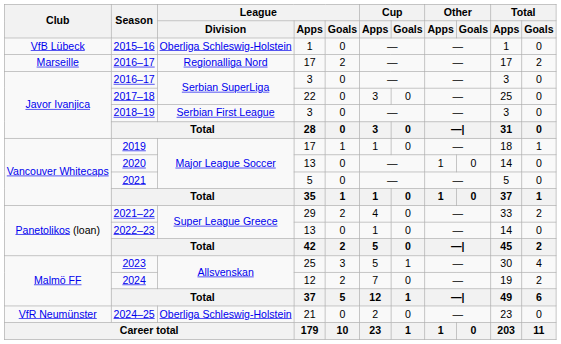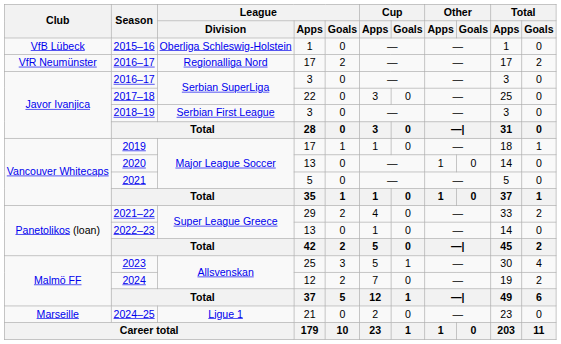(58, 63) Marseille -> (58, 63) VfR Neumünster
(58, 314) VfR Neumünster -> (58, 314) Marseille
(226, 314) Oberliga Schleswig-Holstein -> (226, 314) Ligue 1
